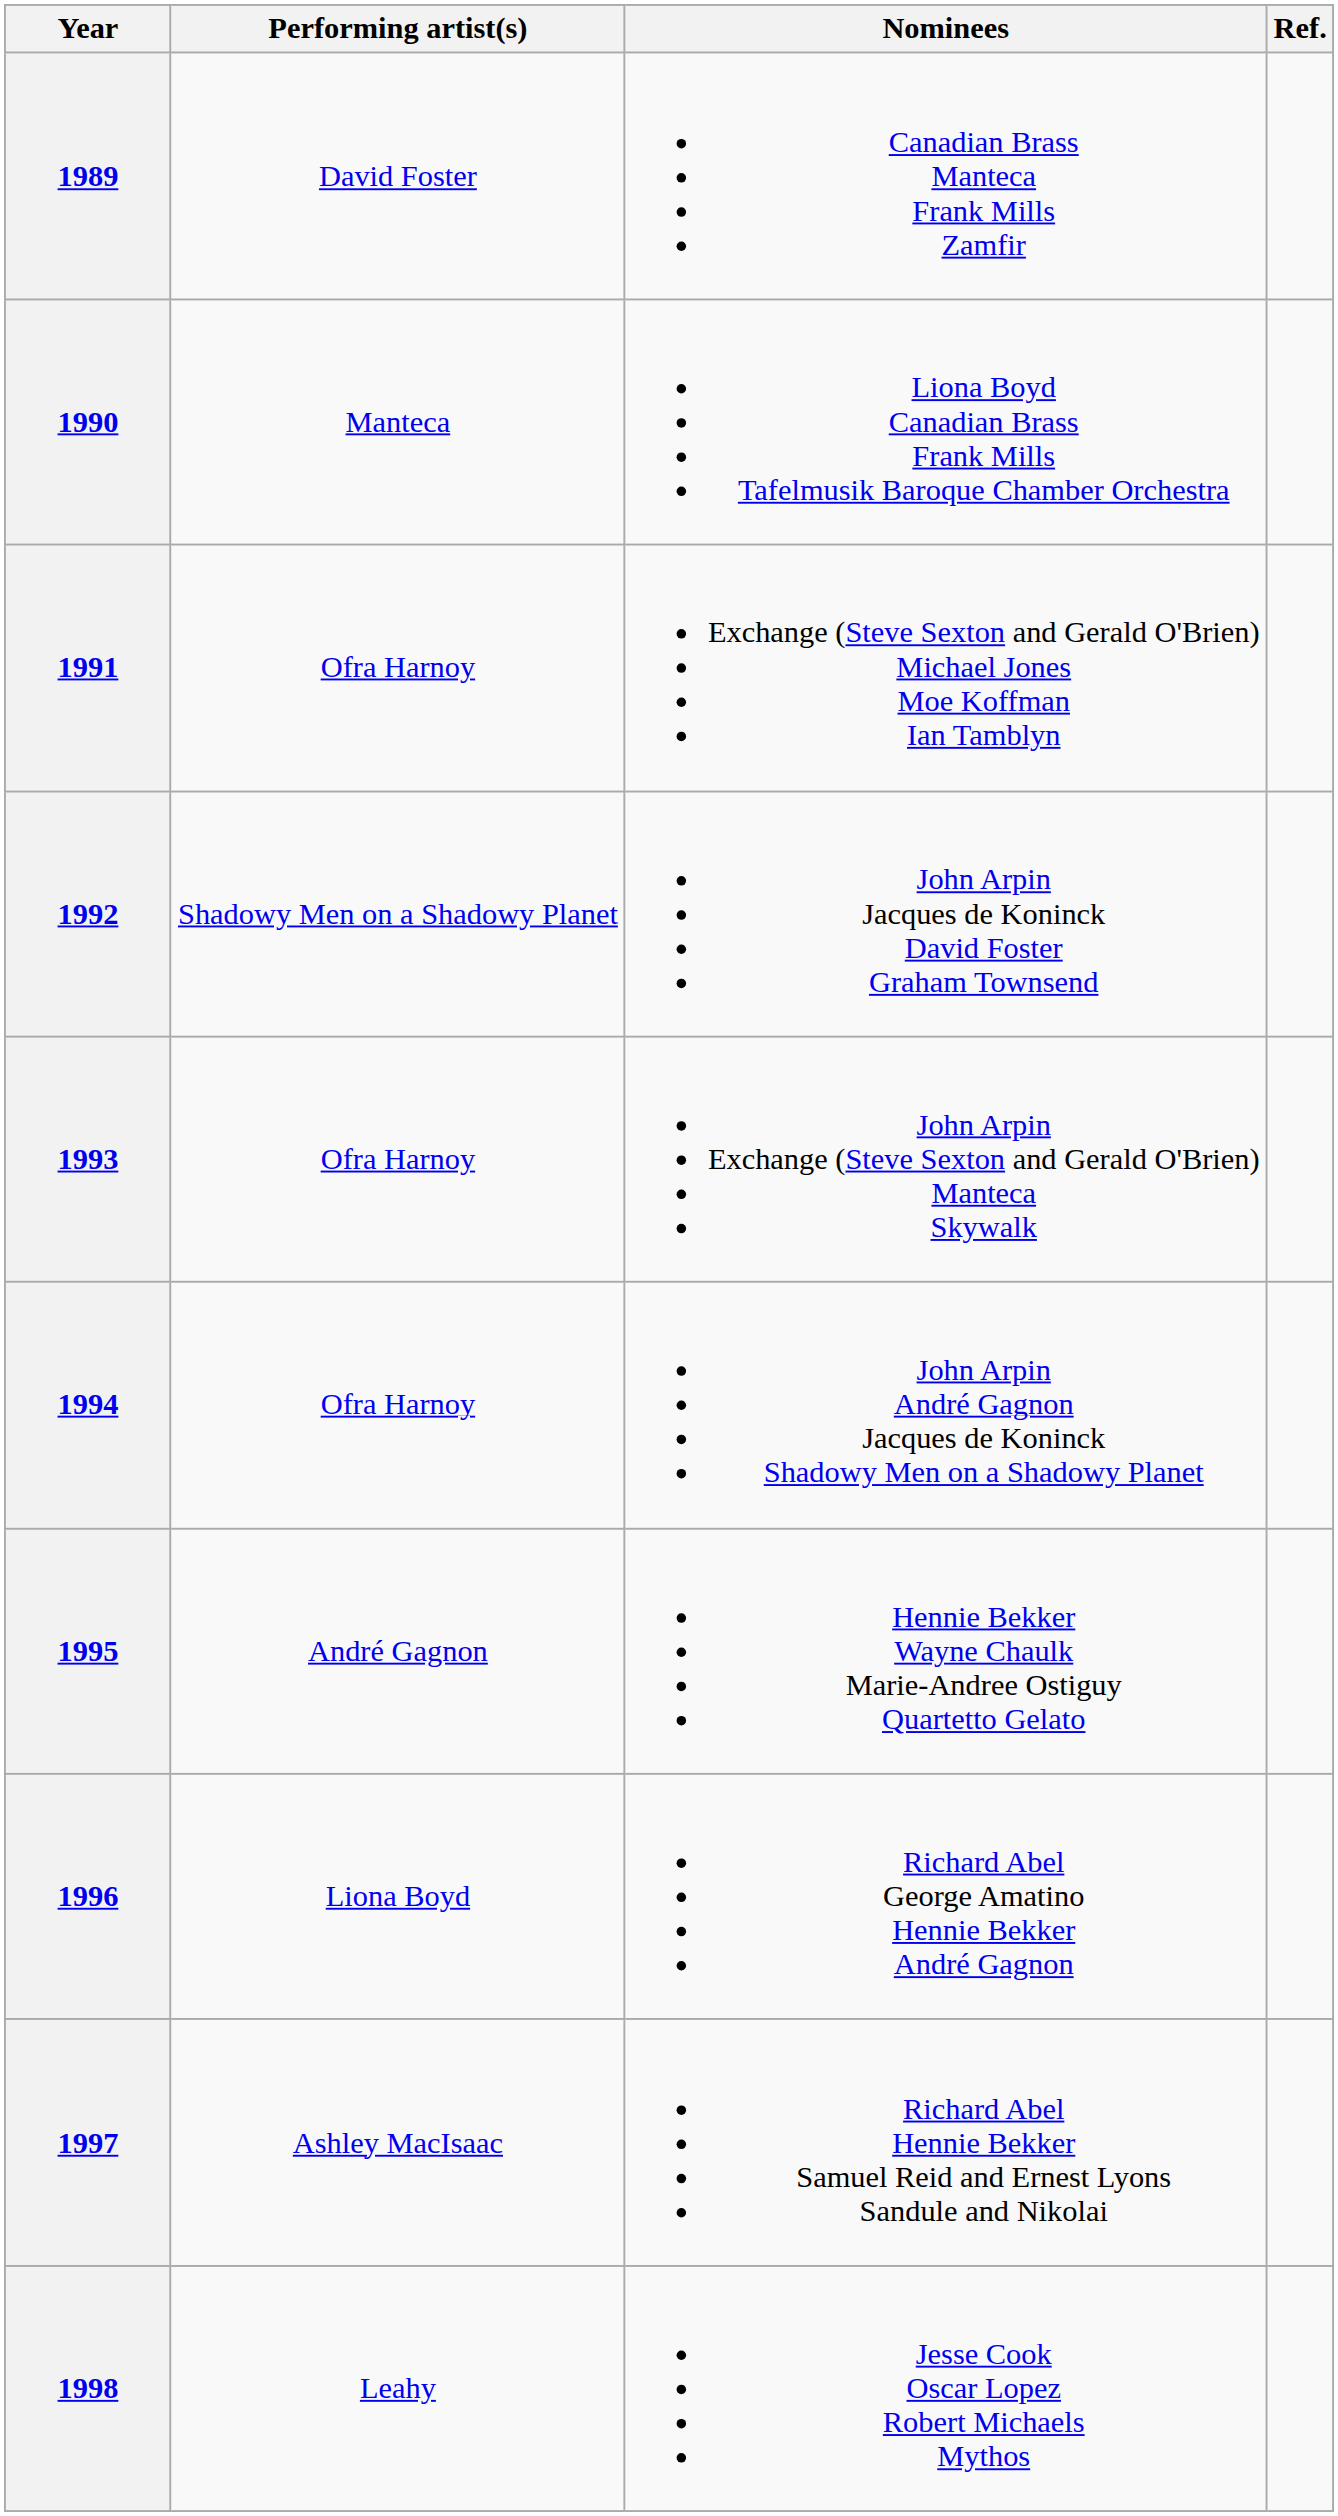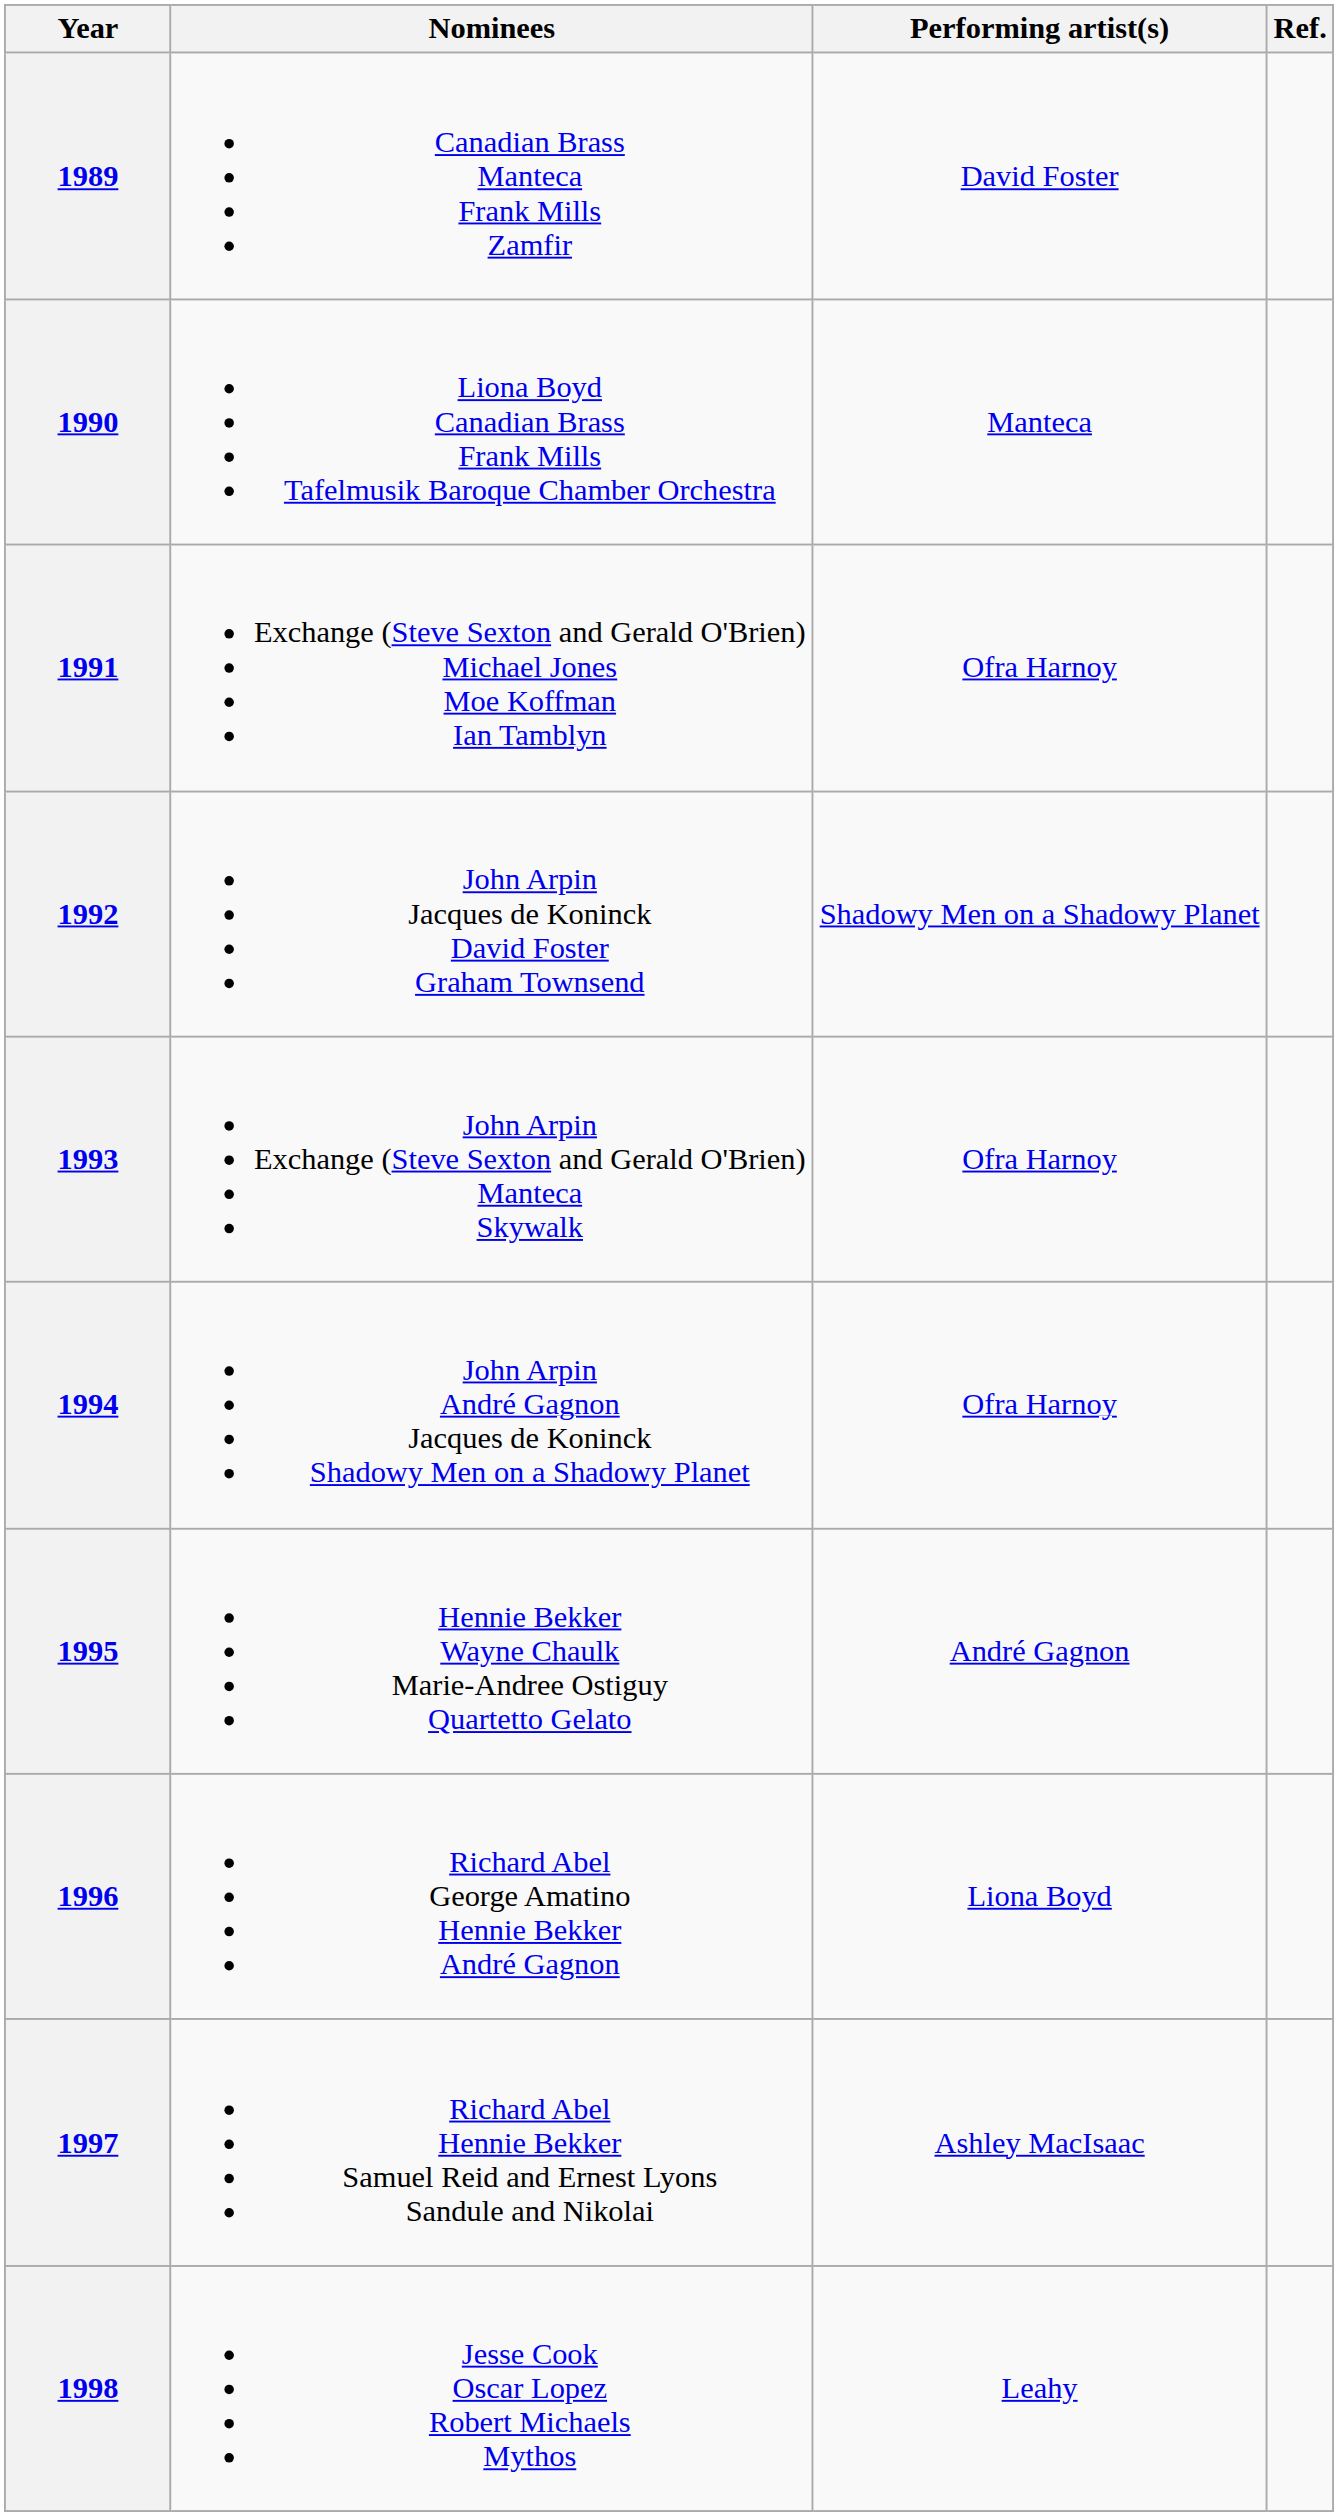columns swapped: (398, 28) <-> (946, 28)
